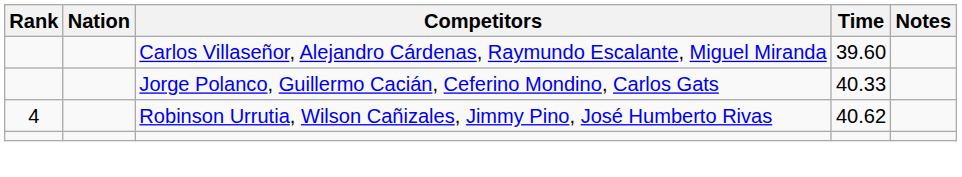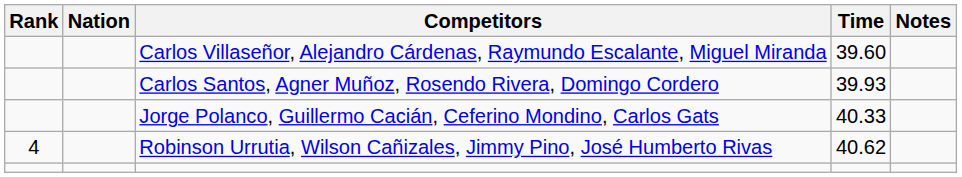+ row: (429, 84)
